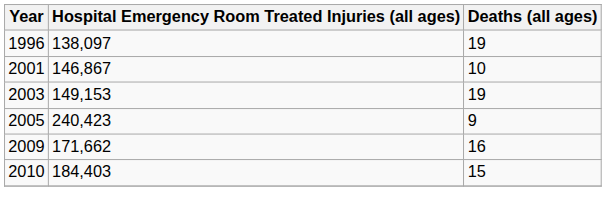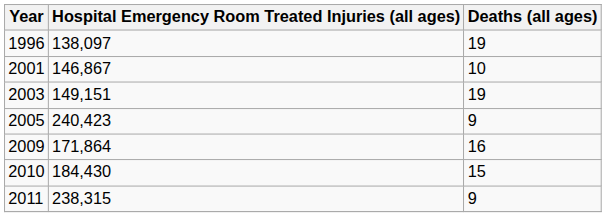(82, 95) 149,153 -> (82, 95) 149,151
(82, 146) 171,662 -> (82, 146) 171,864
(82, 172) 184,403 -> (82, 172) 184,430
+ row: (26, 198)
